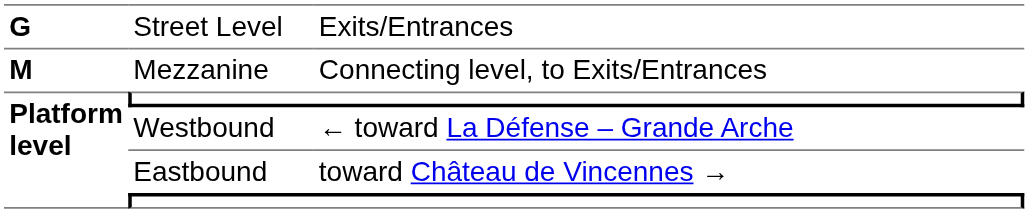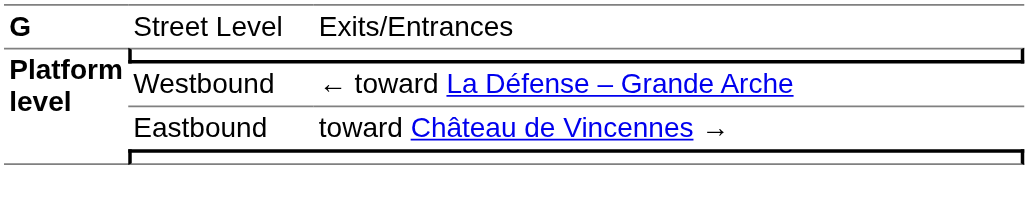- row: (201, 70)
